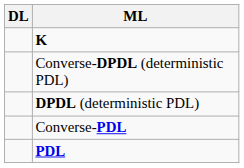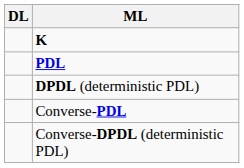rows swapped: (50, 151) <-> (129, 71)
